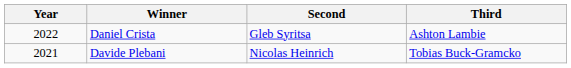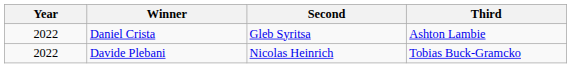(46, 53) 2021 -> (46, 53) 2022
